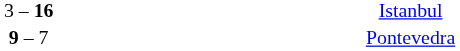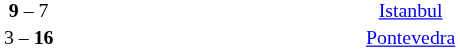(29, 10) 3 – 16 -> (29, 10) 9 – 7
(29, 38) 9 – 7 -> (29, 38) 3 – 16
